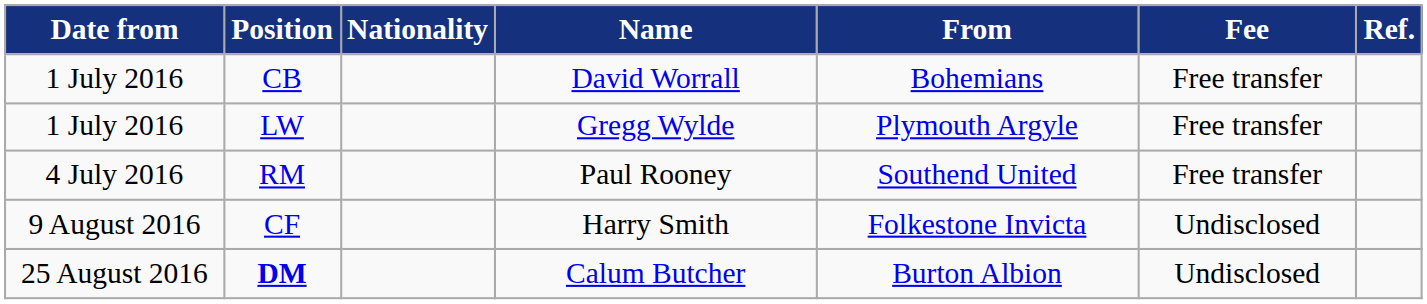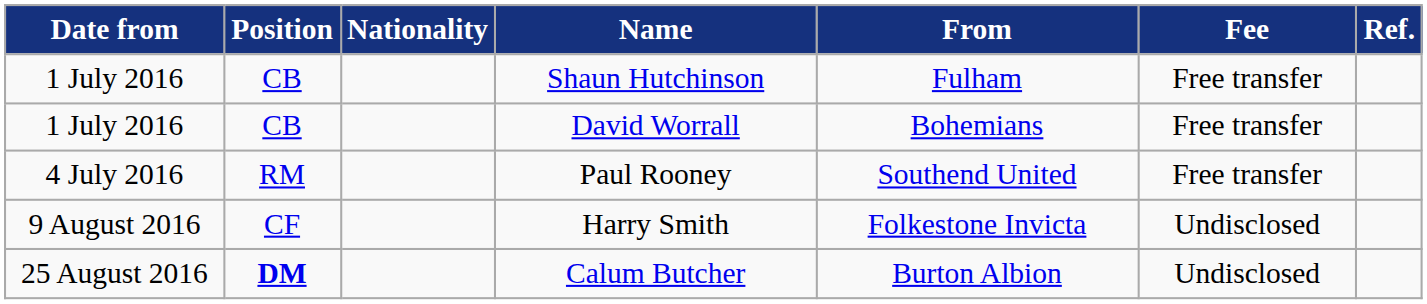+ row: (656, 77)
- row: (656, 126)
